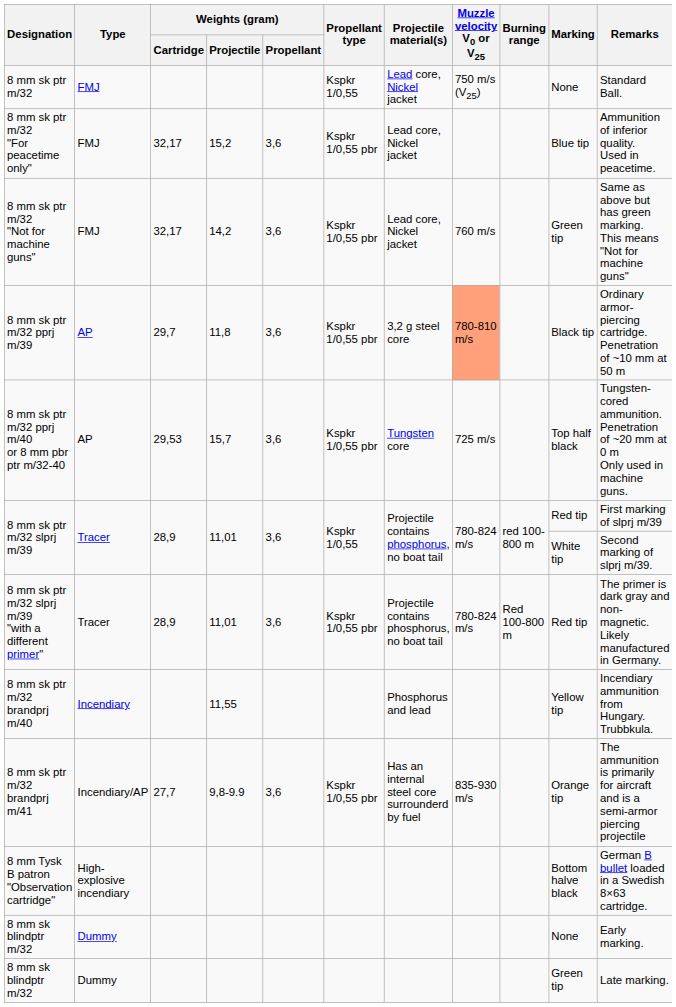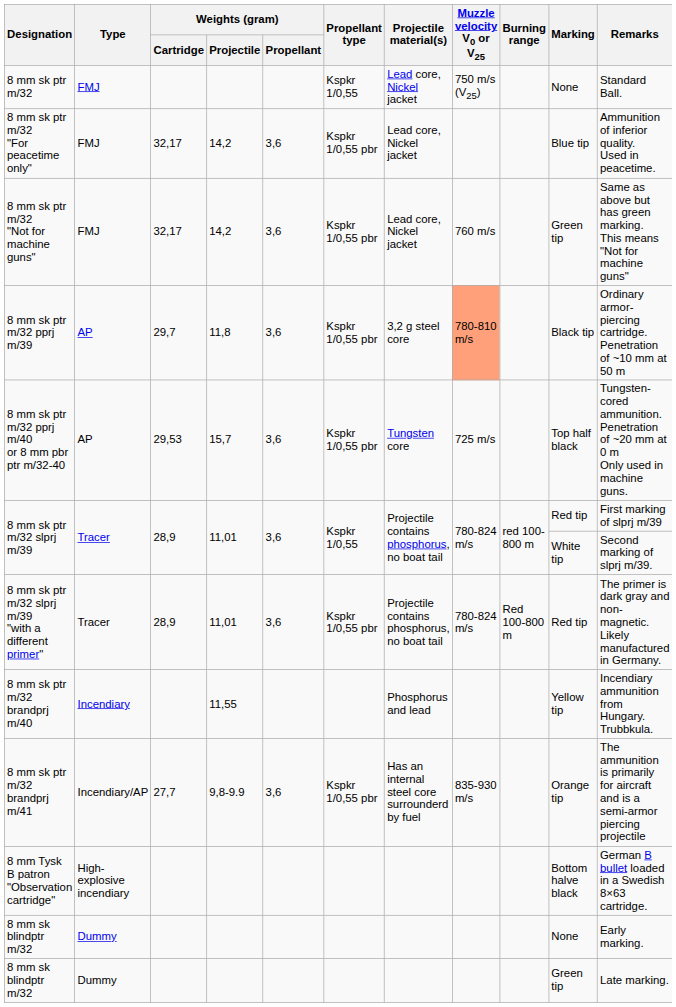(220, 143) 15,2 -> (220, 143) 14,2
